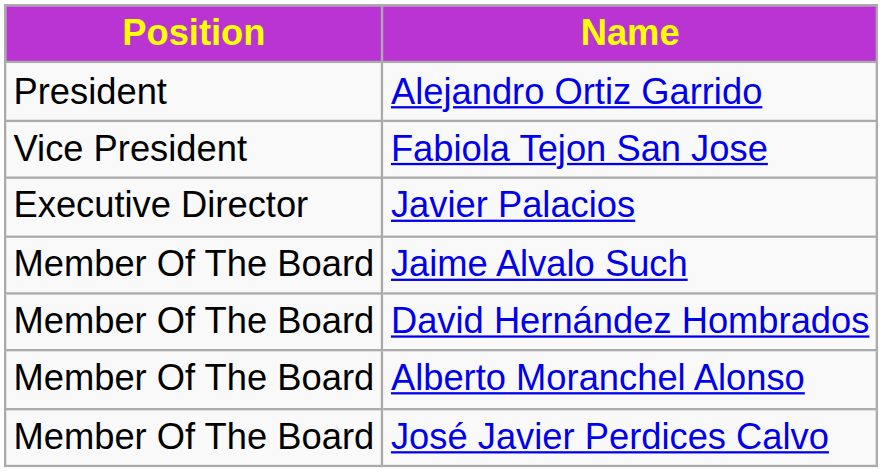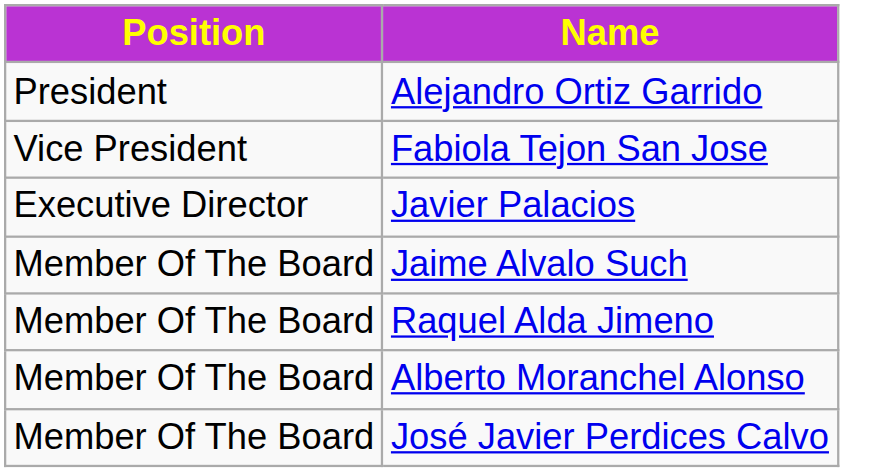+ row: (552, 321)
- row: (630, 321)
